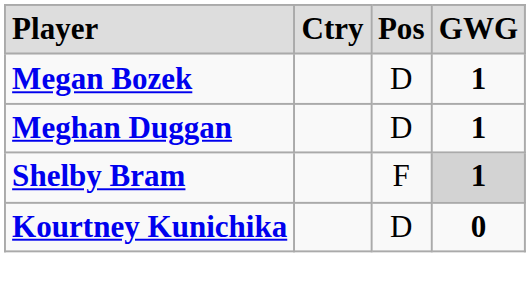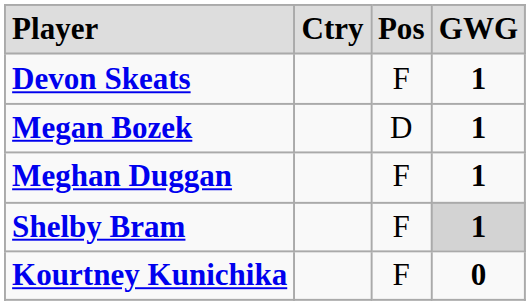+ row: (101, 78)
(401, 127) D -> (401, 176) F
(401, 226) D -> (401, 275) F
